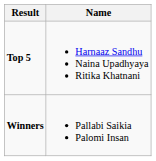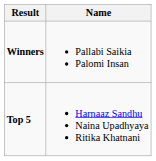rows swapped: (25, 125) <-> (19, 58)
